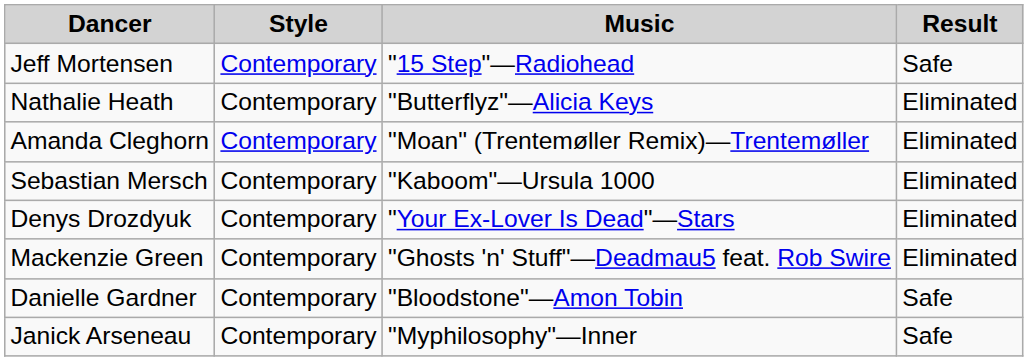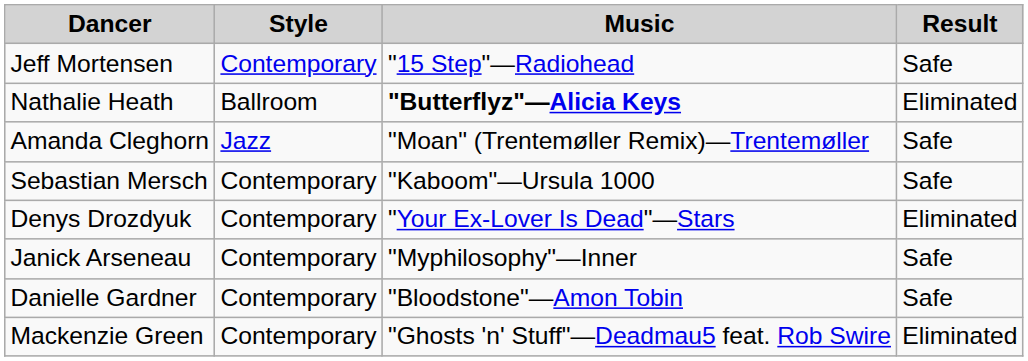(298, 102) Contemporary -> (269, 102) Ballroom
(521, 102) normal -> (534, 102) bold
(298, 141) Contemporary -> (246, 141) Jazz
(960, 141) Eliminated -> (928, 141) Safe
(960, 180) Eliminated -> (928, 180) Safe
rows swapped: (101, 336) <-> (107, 258)
